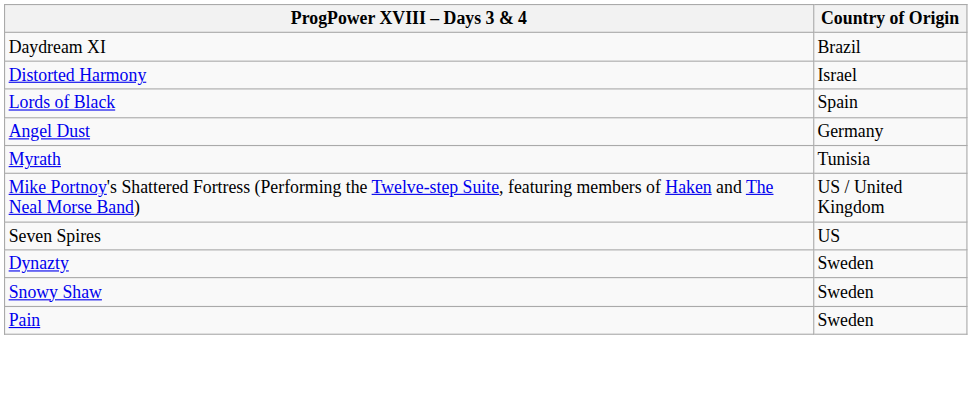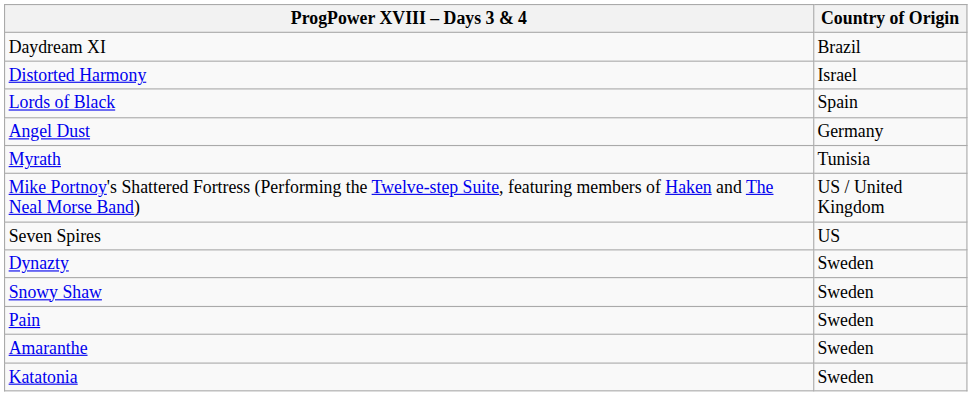+ row: (48, 348)
+ row: (43, 376)
